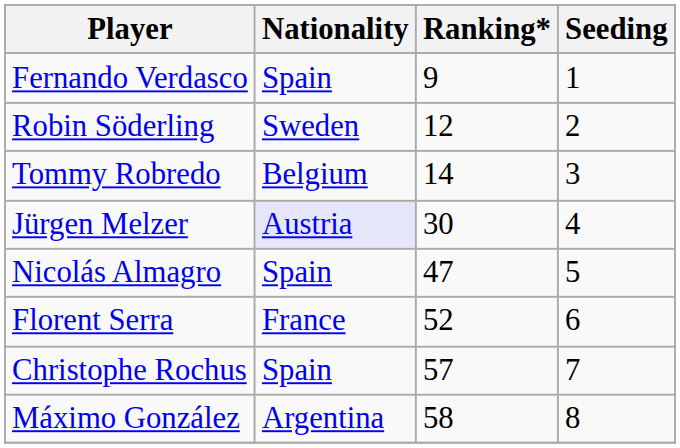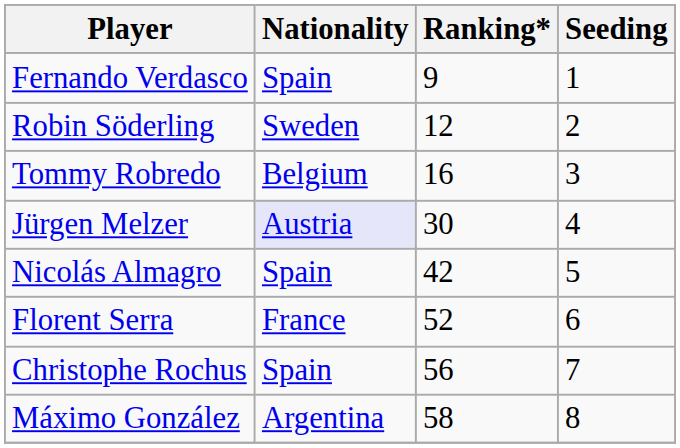(438, 175) 14 -> (438, 175) 16
(438, 272) 47 -> (438, 272) 42
(438, 369) 57 -> (438, 369) 56
